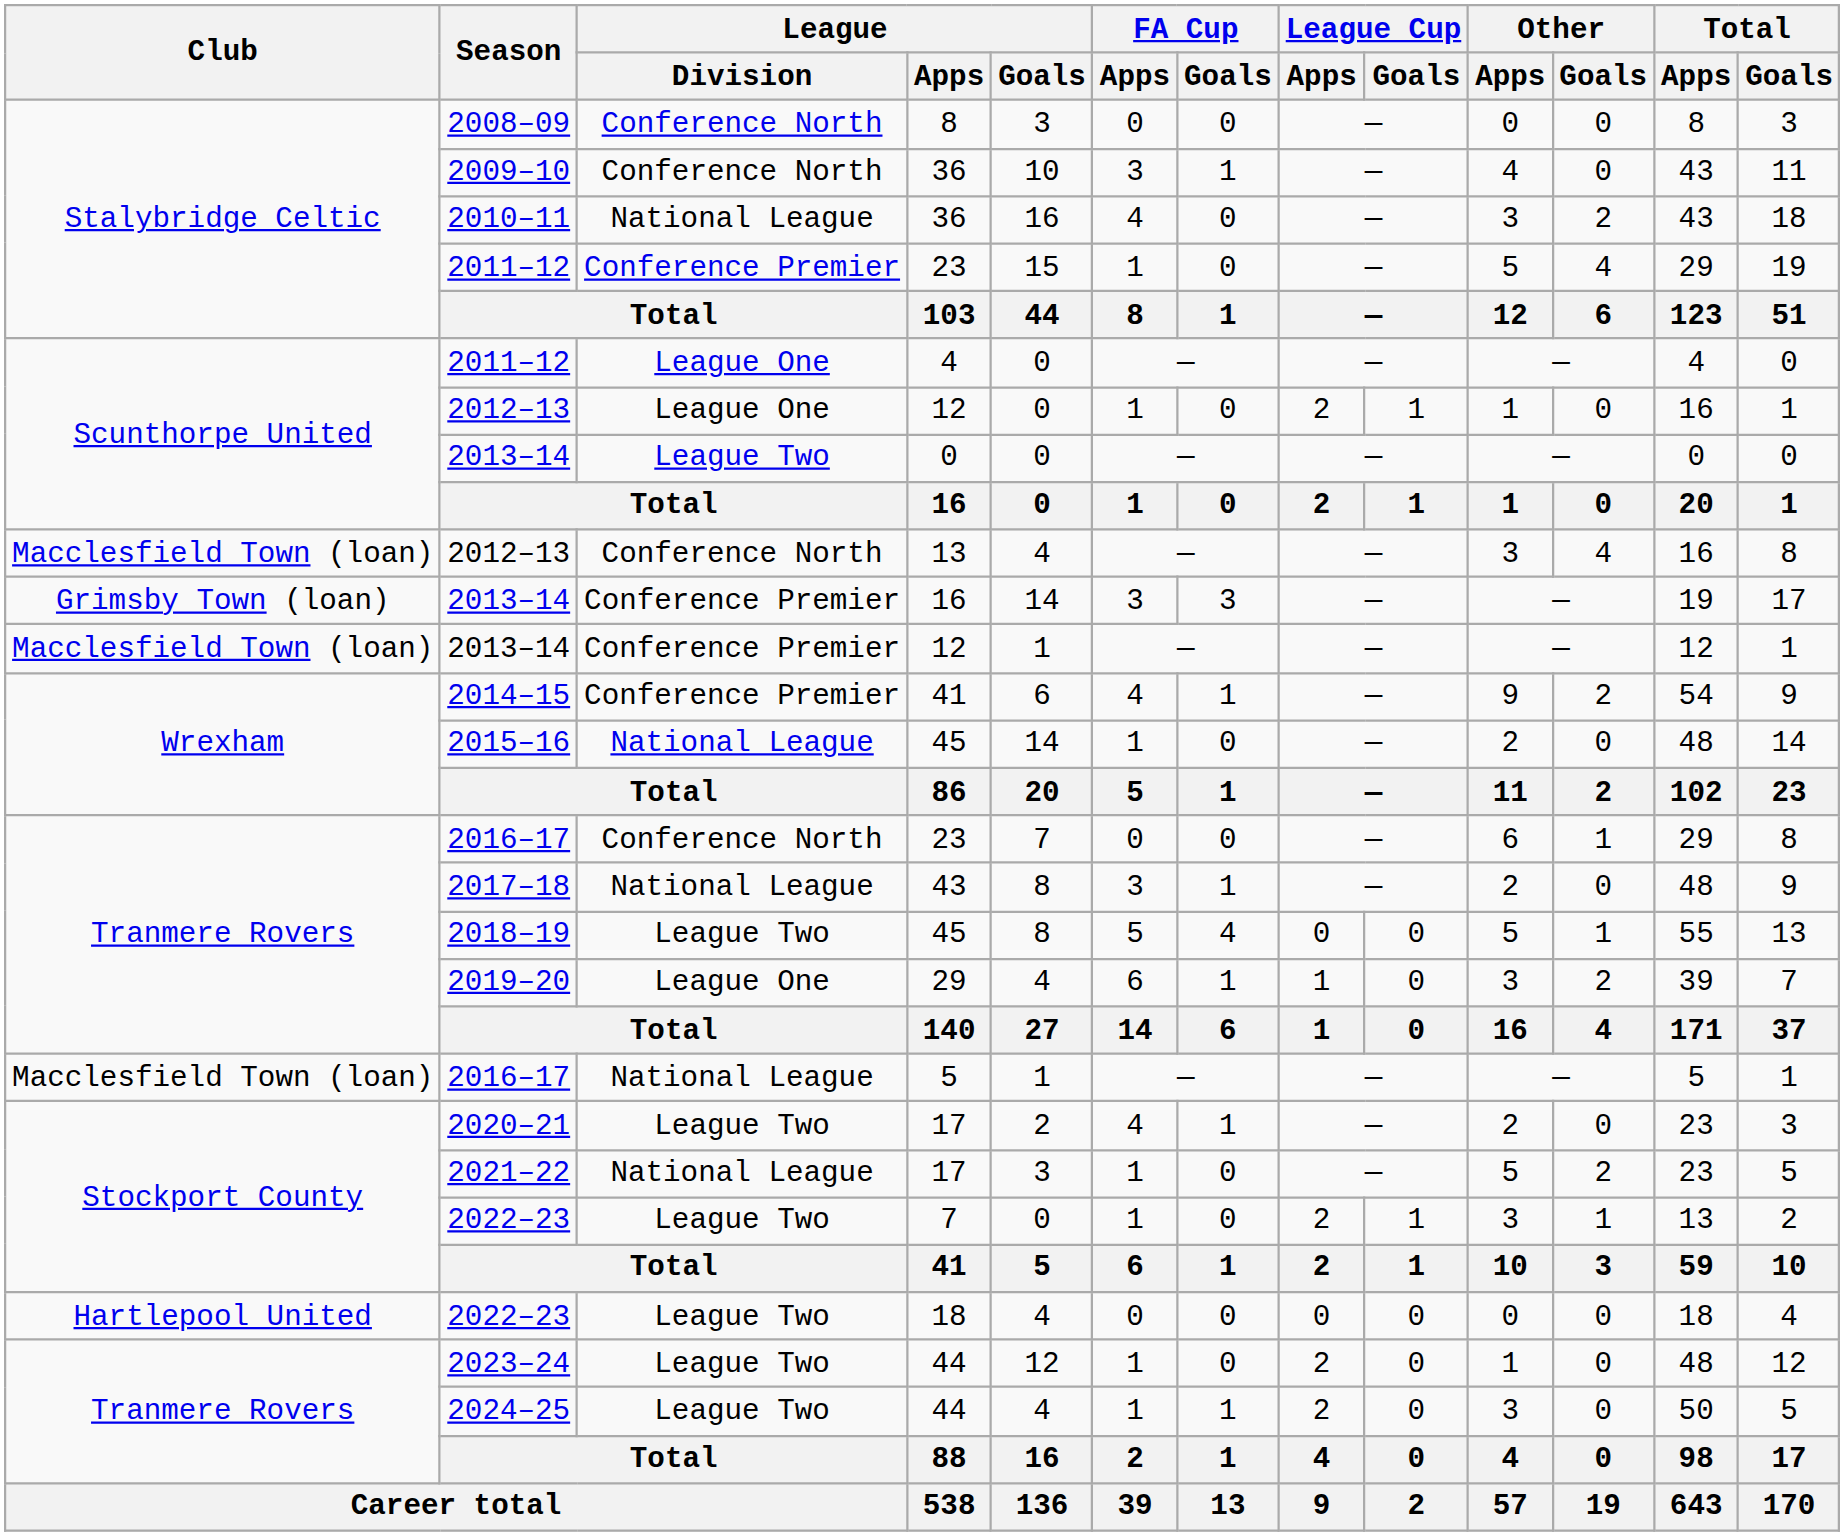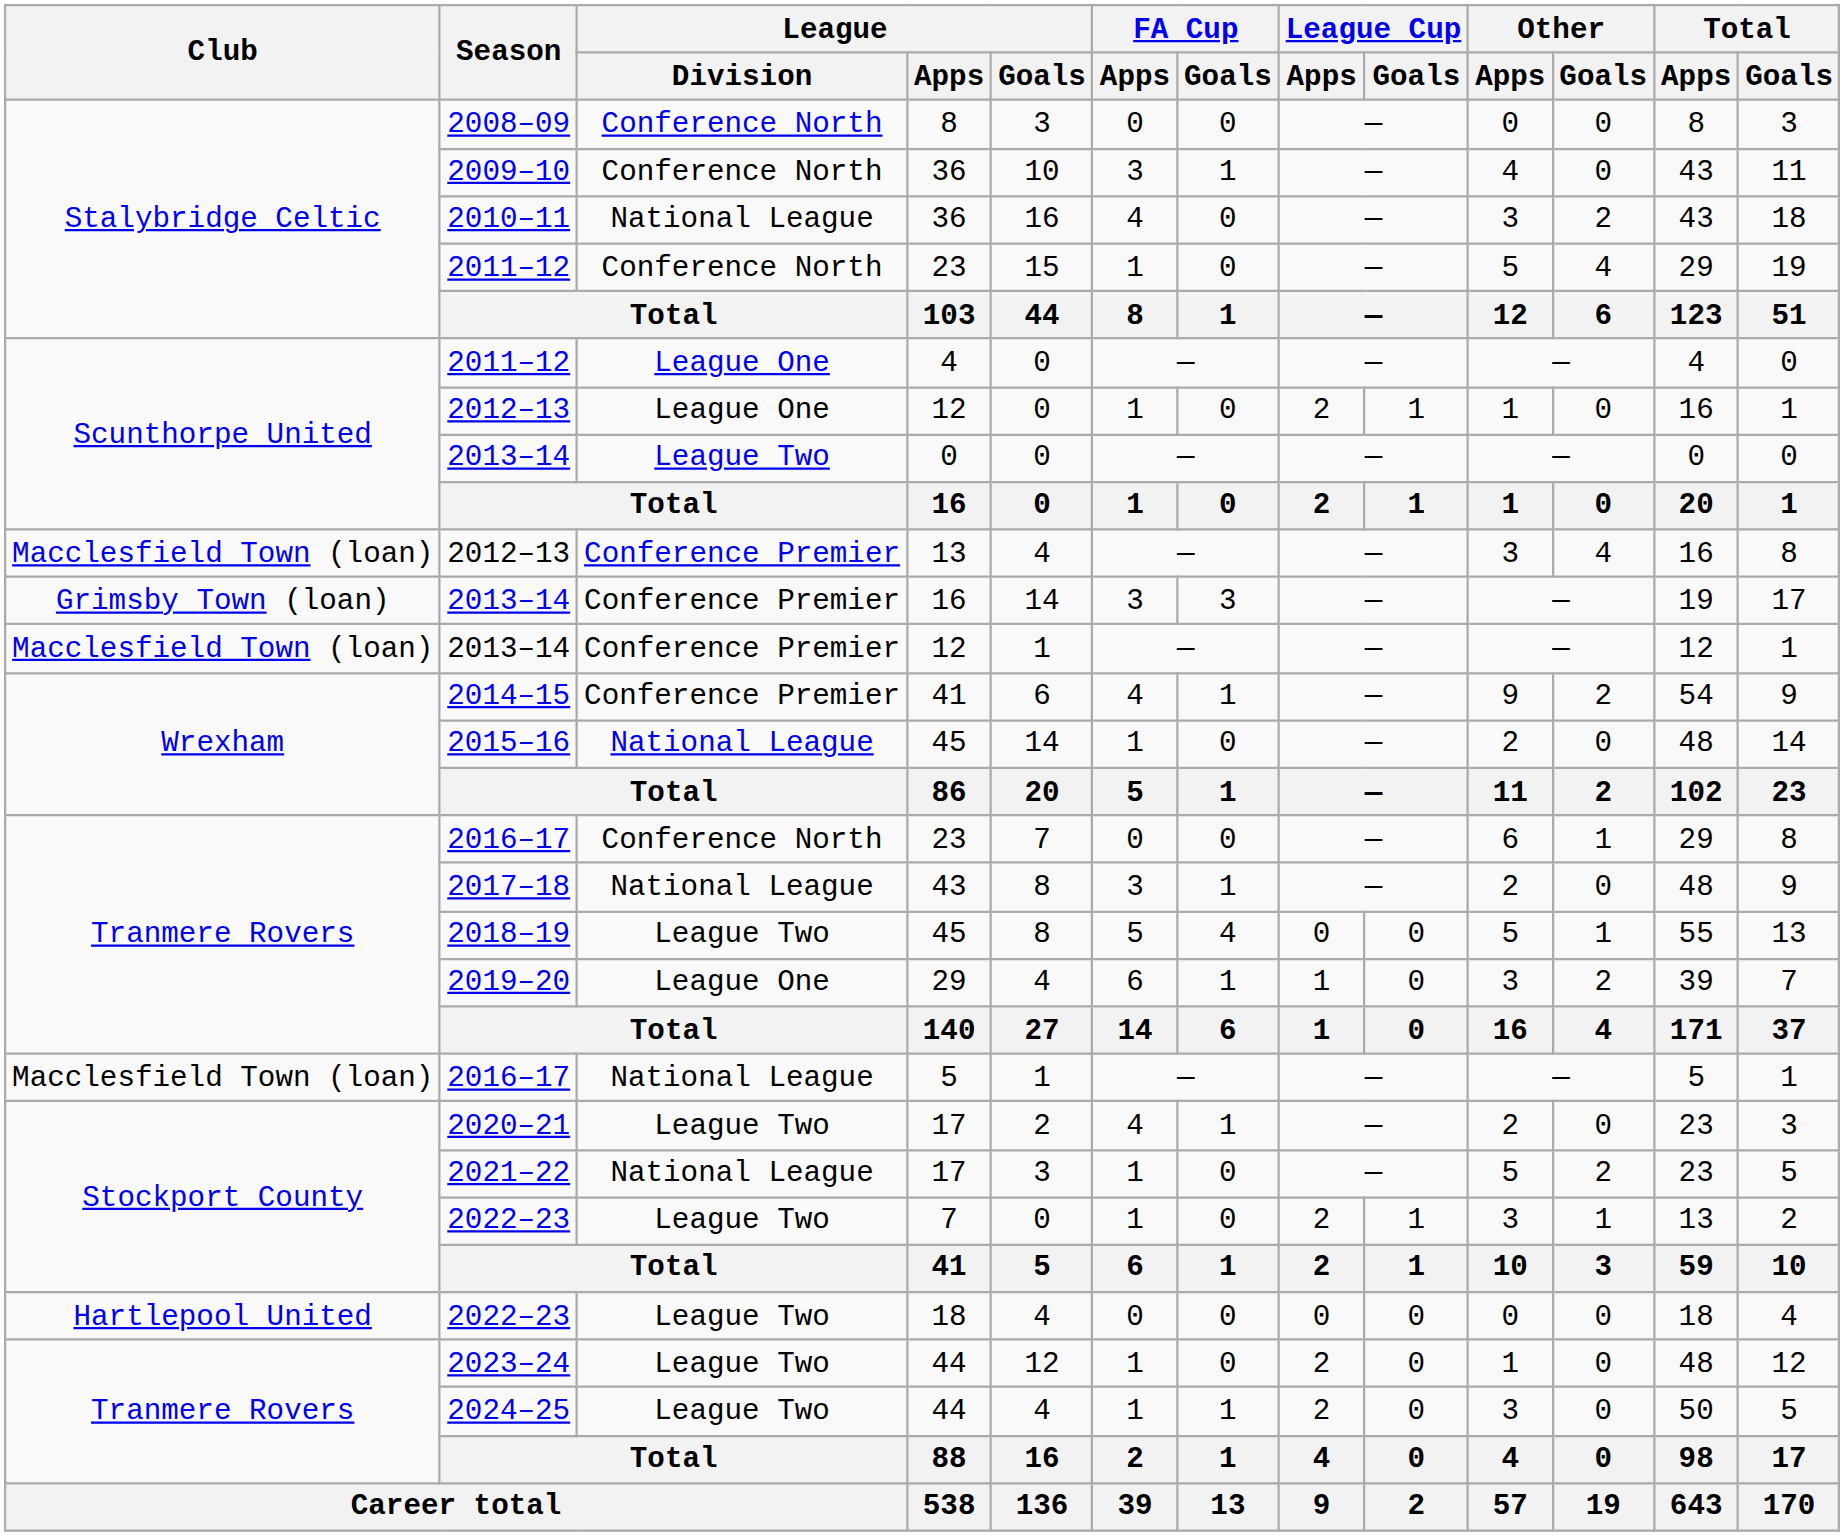(742, 267) Conference Premier -> (742, 267) Conference North
(742, 553) Conference North -> (742, 553) Conference Premier
